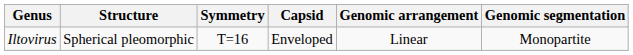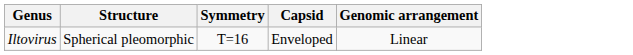- column: (555, 15)
